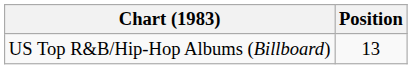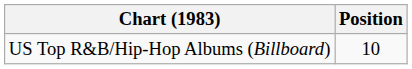(371, 48) 13 -> (371, 48) 10
